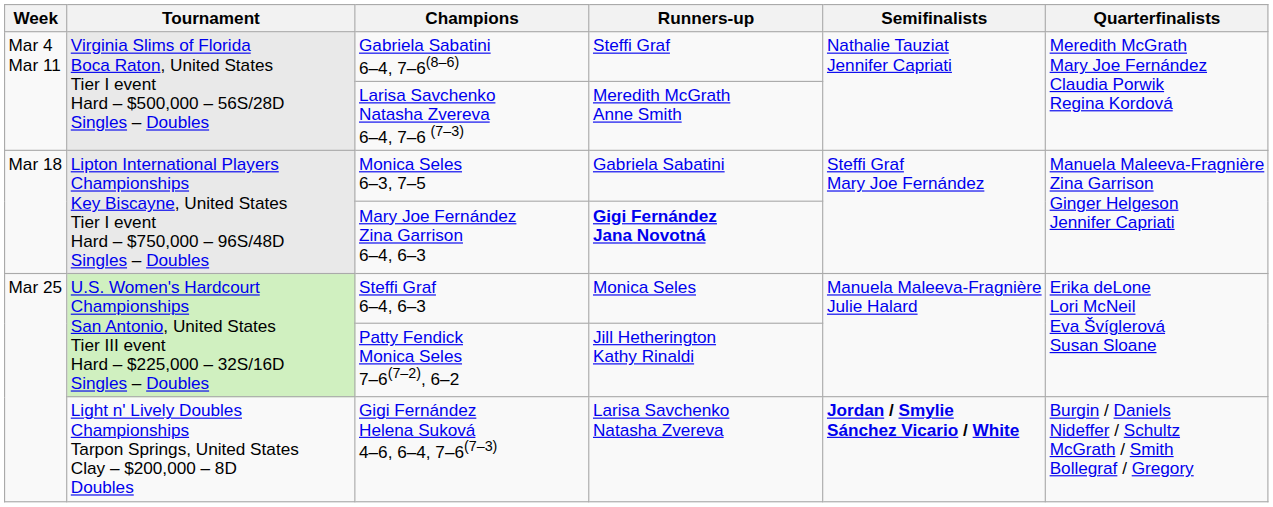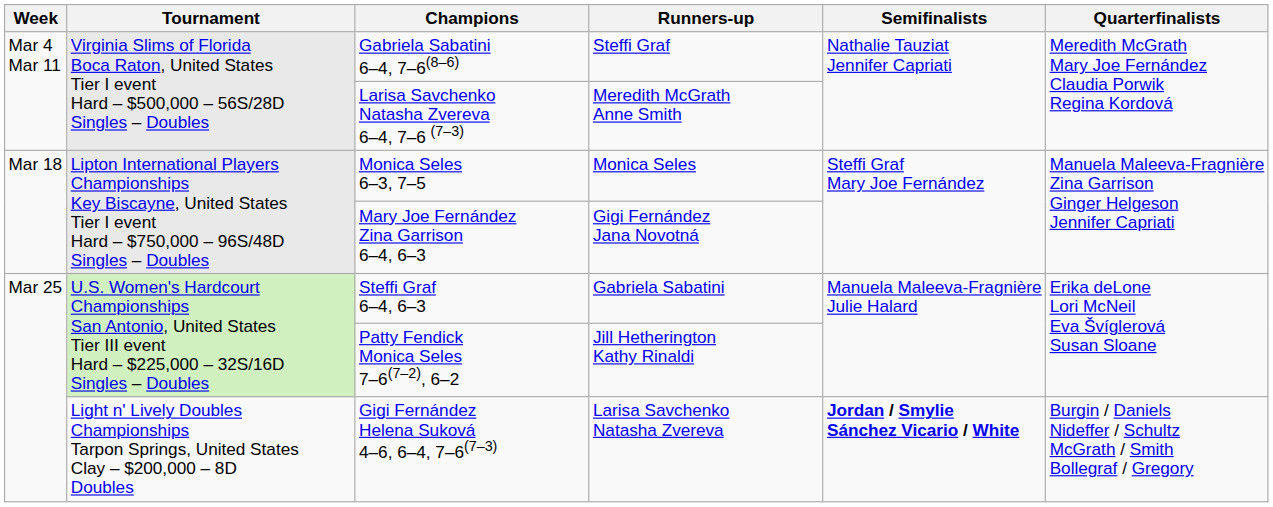(659, 164) Gabriela Sabatini -> (644, 164) Monica Seles
(655, 225) bold -> (652, 225) normal
(644, 288) Monica Seles -> (659, 288) Gabriela Sabatini
